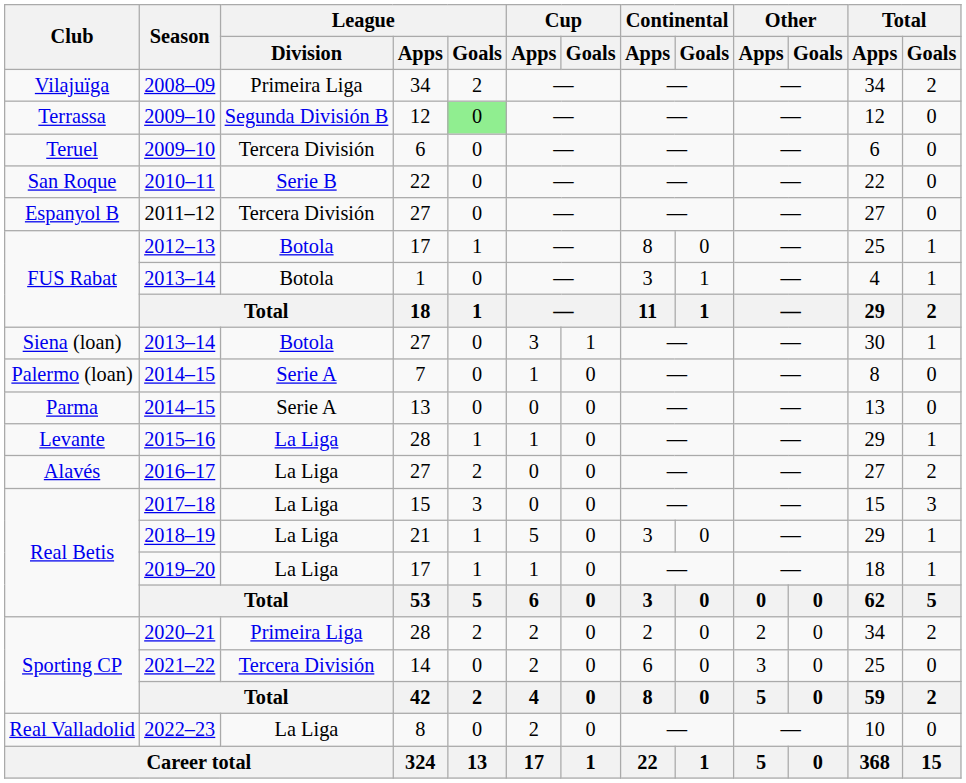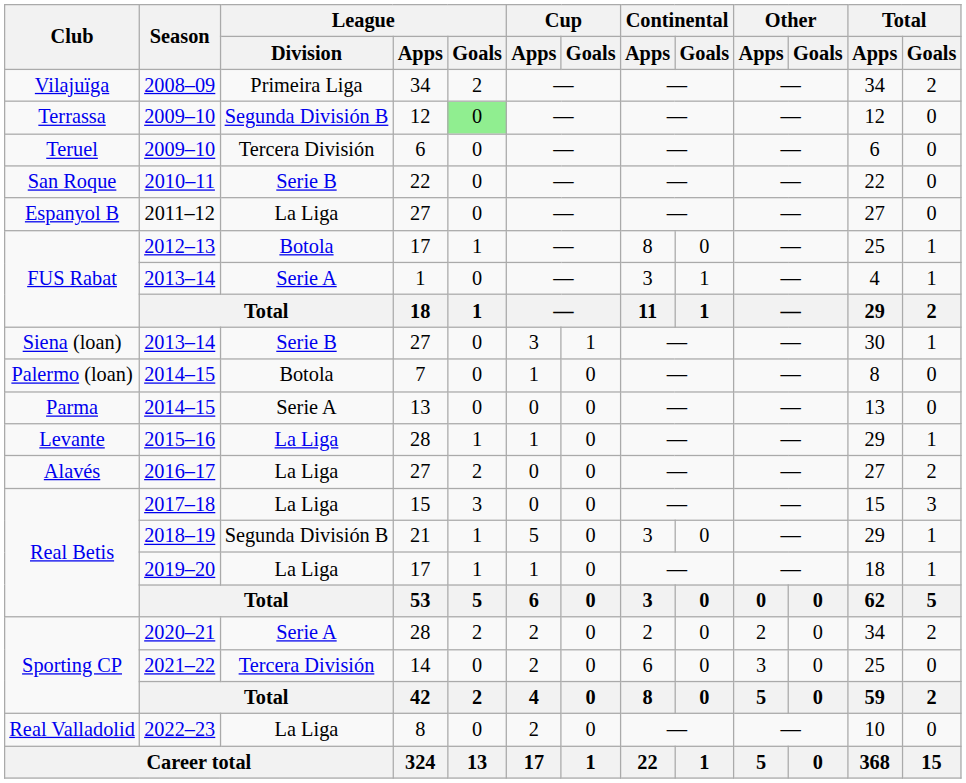(306, 213) Tercera División -> (306, 213) La Liga
(306, 278) Botola -> (306, 278) Serie A
(306, 342) Botola -> (306, 342) Serie B
(306, 375) Serie A -> (306, 375) Botola
(306, 536) La Liga -> (306, 536) Segunda División B
(306, 632) Primeira Liga -> (306, 632) Serie A
